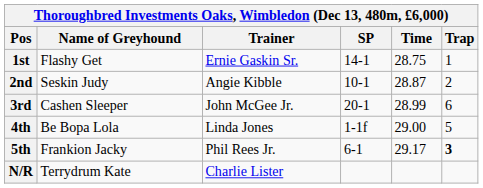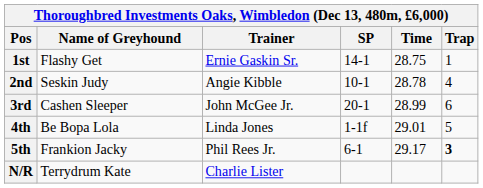(410, 82) 28.87 -> (410, 82) 28.78
(448, 82) 2 -> (448, 82) 4
(410, 127) 29.00 -> (410, 127) 29.01
